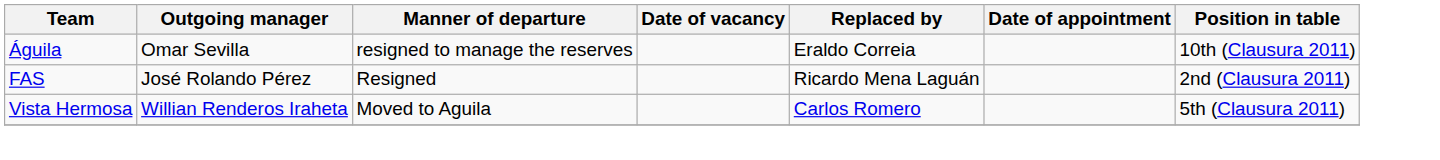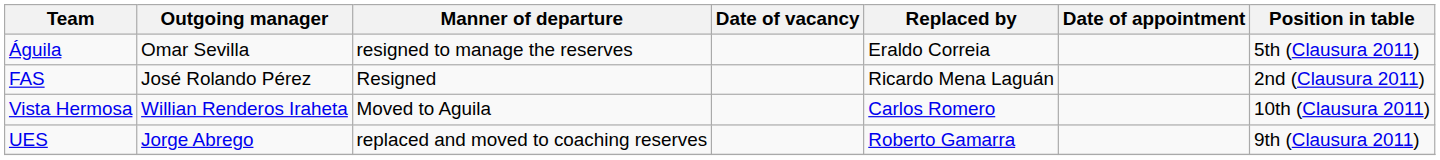(1267, 49) 10th (Clausura 2011) -> (1337, 49) 5th (Clausura 2011)
(1262, 109) 5th (Clausura 2011) -> (1342, 109) 10th (Clausura 2011)
+ row: (28, 139)
